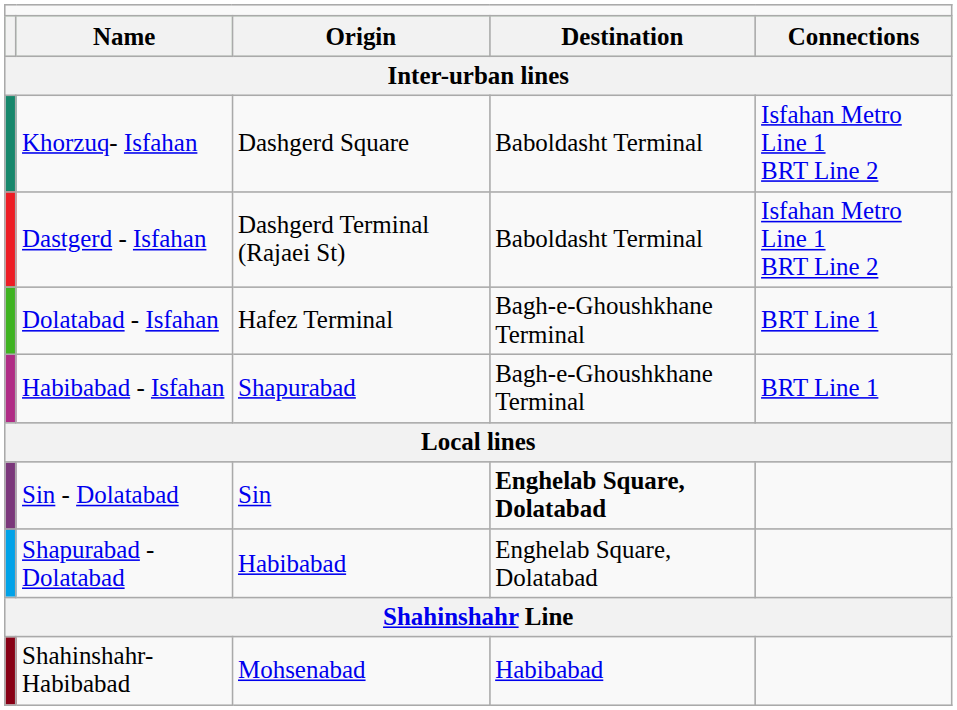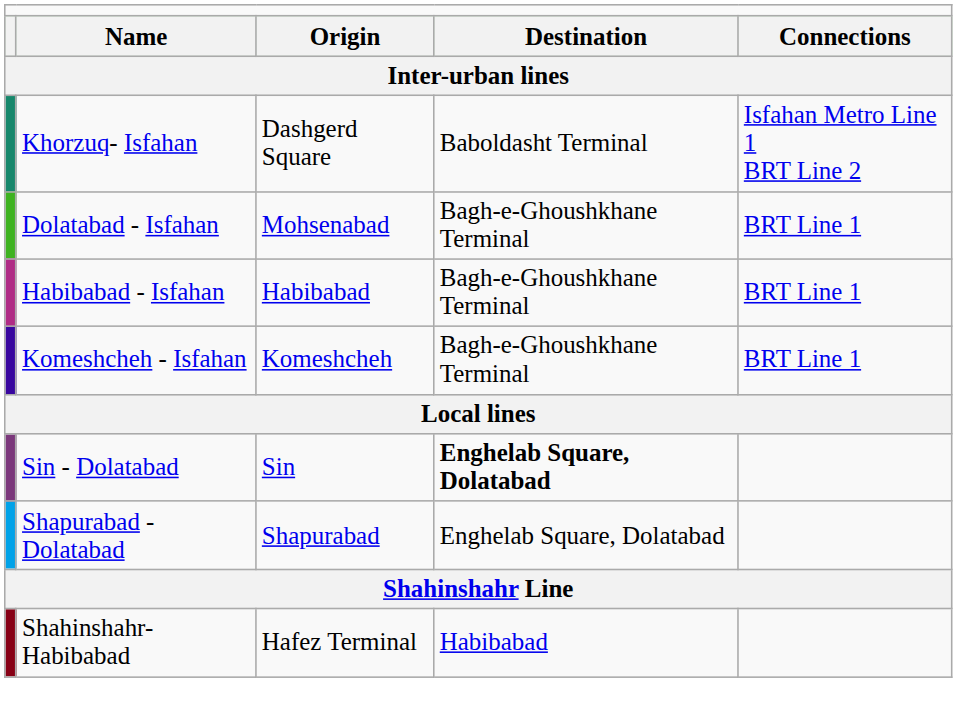- row: (114, 238)
(316, 320) Hafez Terminal -> (326, 224) Mohsenabad
(297, 388) Shapurabad -> (316, 292) Habibabad
+ row: (134, 360)
(292, 563) Habibabad -> (321, 534) Shapurabad
(302, 670) Mohsenabad -> (339, 642) Hafez Terminal
